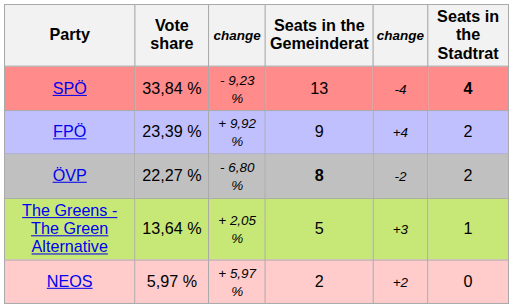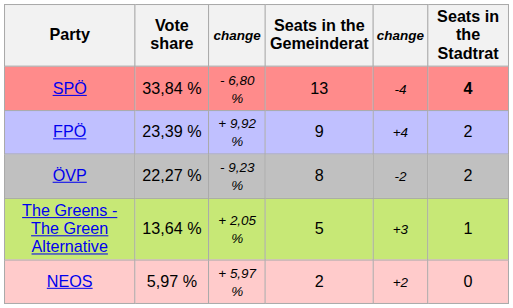(237, 88) - 9,23 % -> (237, 88) - 6,80 %
(237, 176) - 6,80 % -> (237, 176) - 9,23 %
(319, 176) bold -> (319, 176) normal
